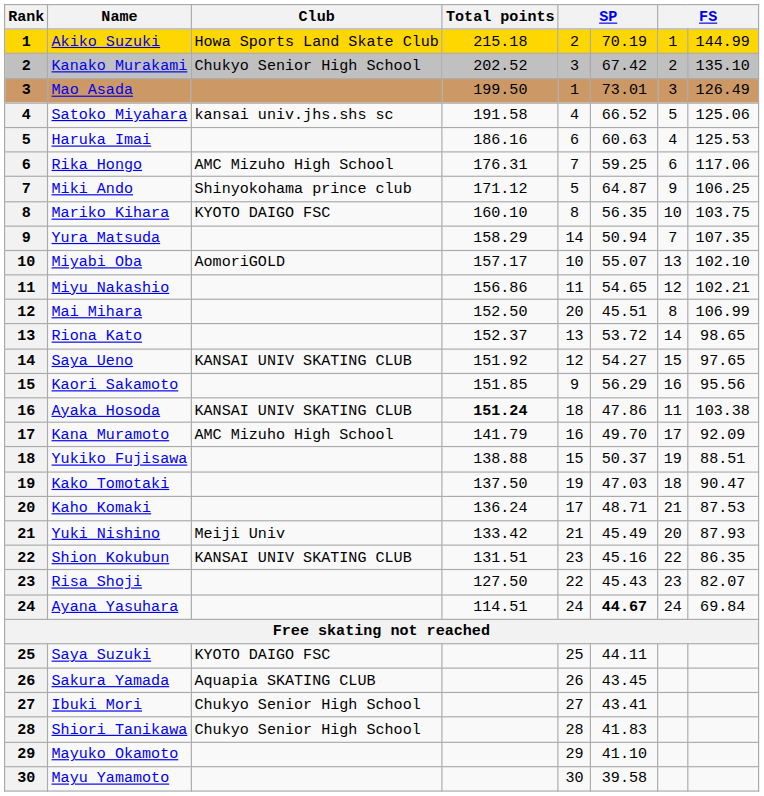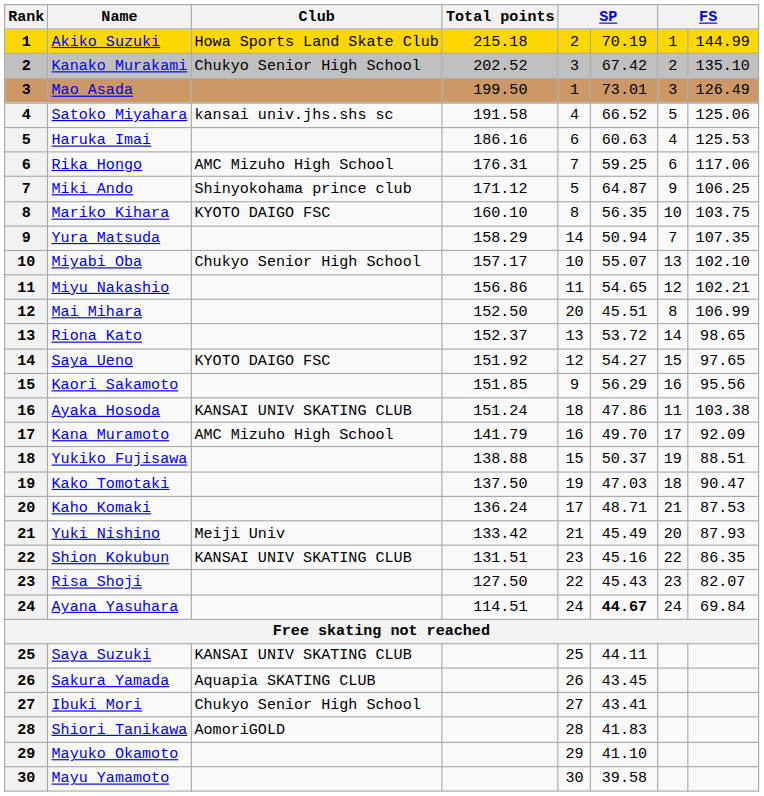(240, 263) AomoriGOLD -> (308, 263) Chukyo Senior High School
(303, 361) KANSAI UNIV SKATING CLUB -> (262, 361) KYOTO DAIGO FSC
(500, 410) bold -> (500, 410) normal
(262, 656) KYOTO DAIGO FSC -> (303, 656) KANSAI UNIV SKATING CLUB
(308, 730) Chukyo Senior High School -> (240, 730) AomoriGOLD
